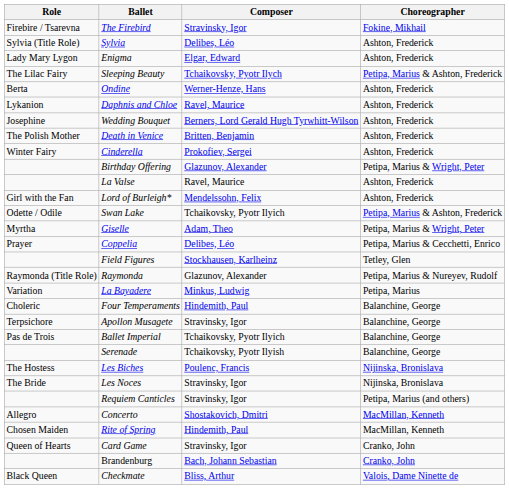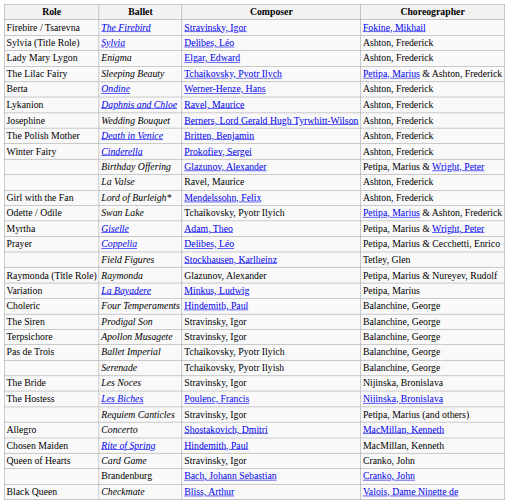+ row: (127, 321)
rows swapped: (122, 368) <-> (121, 383)
